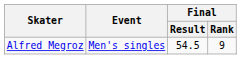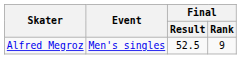(188, 45) 54.5 -> (188, 45) 52.5
